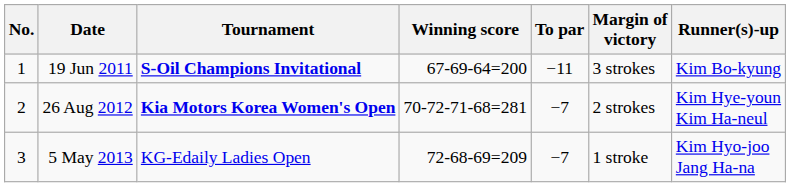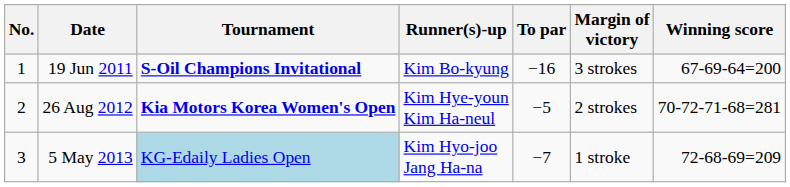columns swapped: (465, 29) <-> (728, 29)
(560, 68) −11 -> (542, 68) −16
(560, 107) −7 -> (542, 107) −5
(226, 157) no background -> (226, 157) lightblue background
